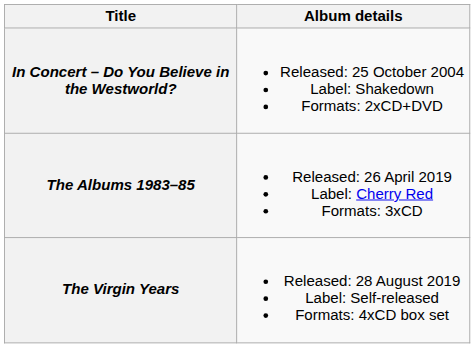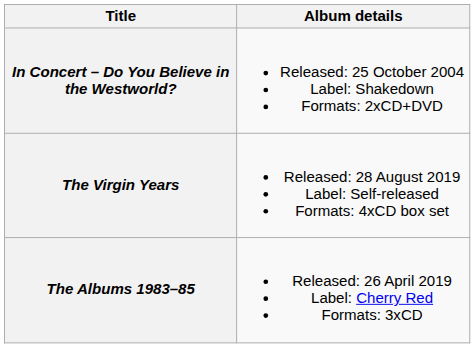rows swapped: (121, 185) <-> (121, 290)
